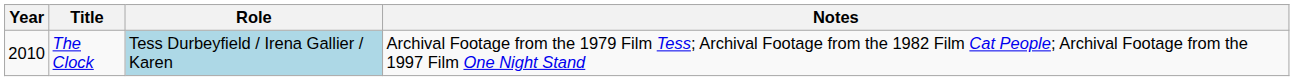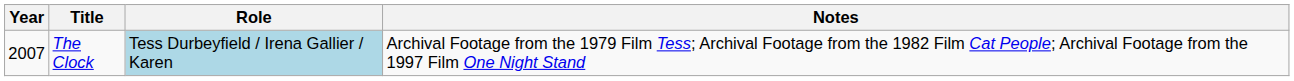(27, 52) 2010 -> (27, 52) 2007
